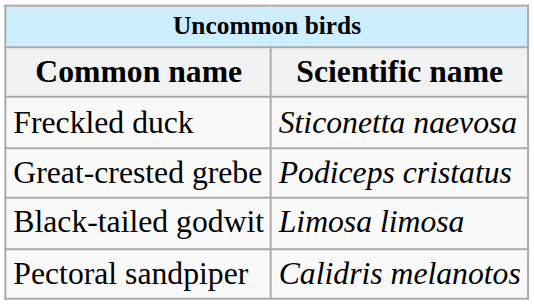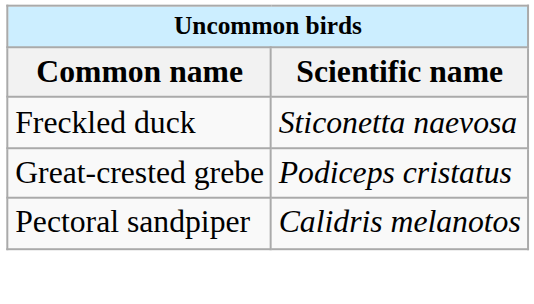- row: (139, 222)
